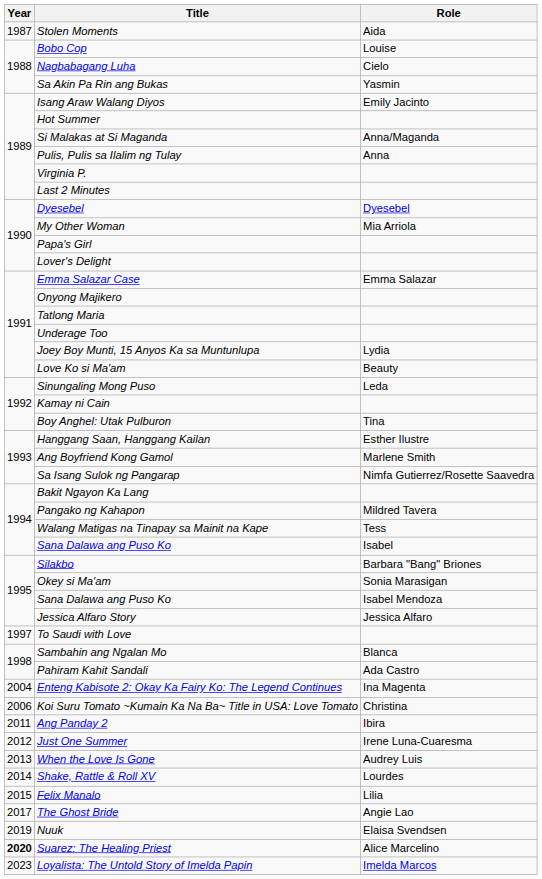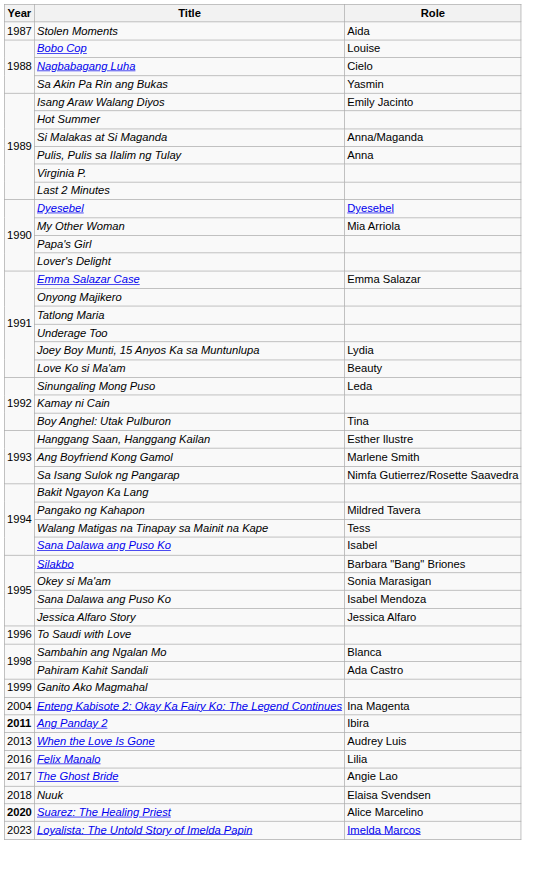(19, 635) 1997 -> (19, 635) 1996
+ row: (92, 688)
- row: (197, 706)
(19, 723) normal -> (19, 723) bold
- row: (82, 741)
- row: (96, 777)
(19, 794) 2015 -> (19, 759) 2016
(19, 830) 2019 -> (19, 794) 2018
